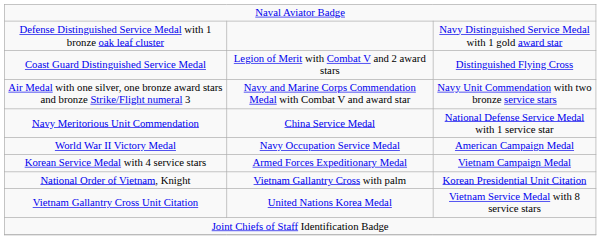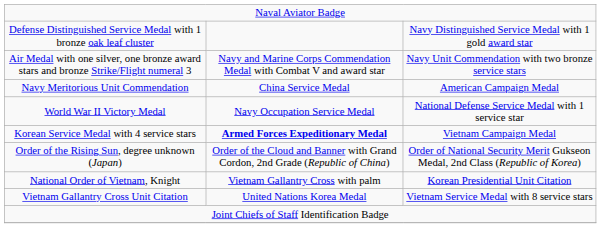- row: (115, 65)
(514, 123) National Defense Service Medal with 1 service star -> (499, 88) American Campaign Medal
(514, 146) American Campaign Medal -> (499, 111) National Defense Service Medal with 1 service star
(330, 163) normal -> (304, 134) bold
+ row: (105, 157)
